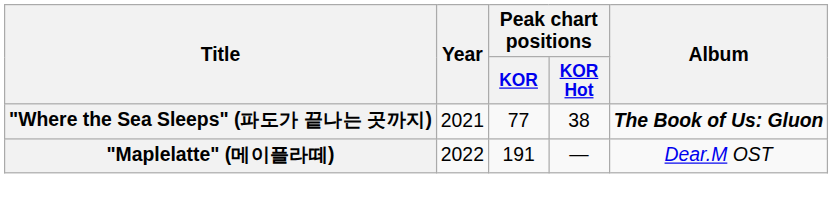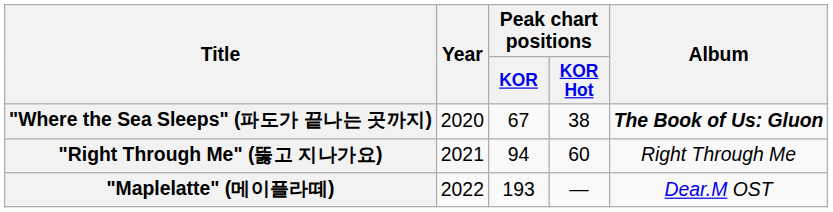(462, 121) 2021 -> (462, 121) 2020
(519, 121) 77 -> (519, 121) 67
+ row: (220, 154)
(519, 155) 191 -> (519, 189) 193
